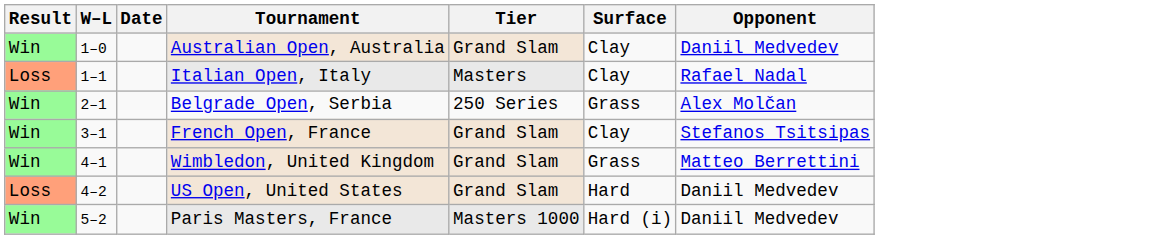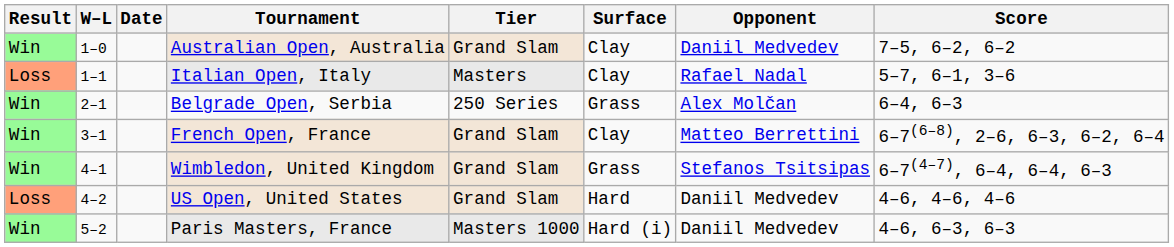+ column: (1021, 19)
(775, 133) Stefanos Tsitsipas -> (770, 136) Matteo Berrettini
(770, 162) Matteo Berrettini -> (775, 169) Stefanos Tsitsipas
